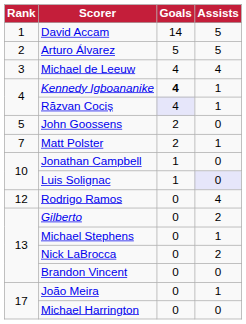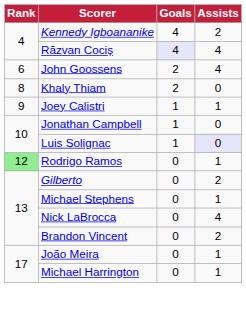- row: (75, 32)
- row: (78, 50)
- row: (88, 69)
(176, 87) bold -> (176, 32) normal
(218, 87) 1 -> (218, 32) 2
(218, 106) 1 -> (218, 50) 4
(21, 124) 5 -> (21, 69) 6
(218, 124) 0 -> (218, 69) 4
- row: (72, 143)
+ row: (73, 87)
+ row: (73, 106)
(21, 198) no background -> (21, 161) lightgreen background
(218, 198) 4 -> (218, 161) 1
(218, 254) 2 -> (218, 217) 4
(218, 273) 0 -> (218, 236) 2
(218, 310) 0 -> (218, 273) 1
